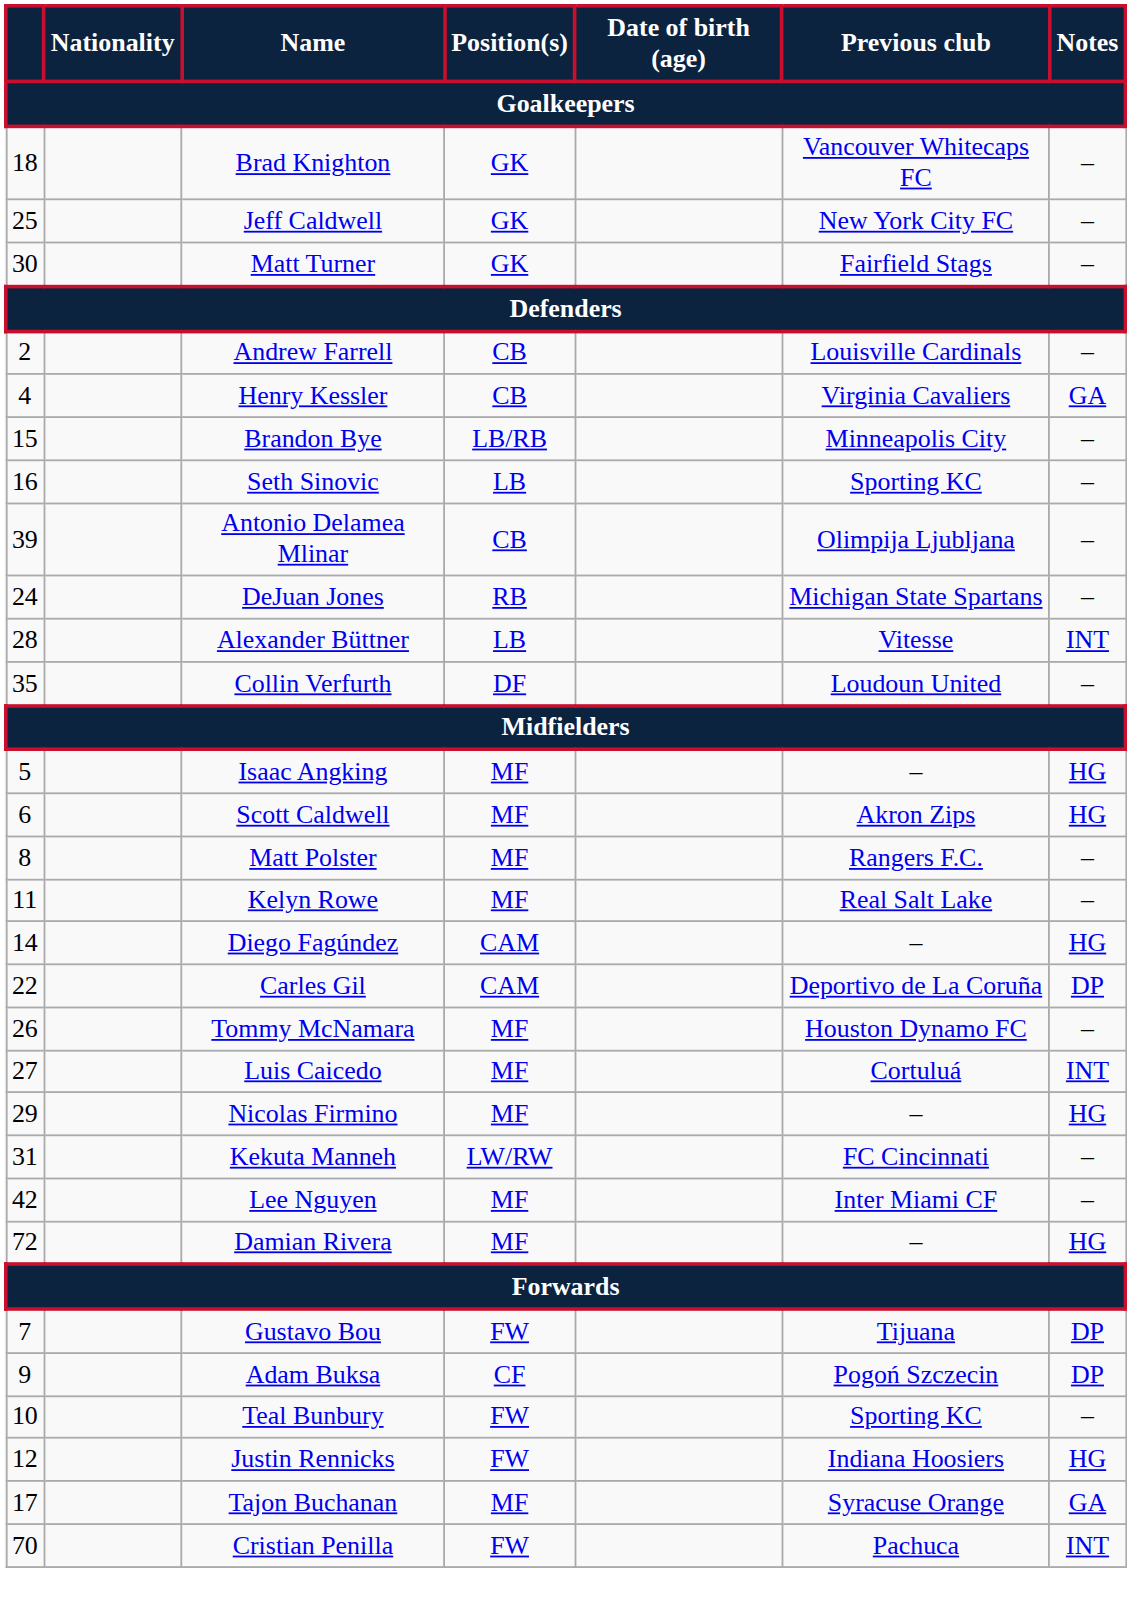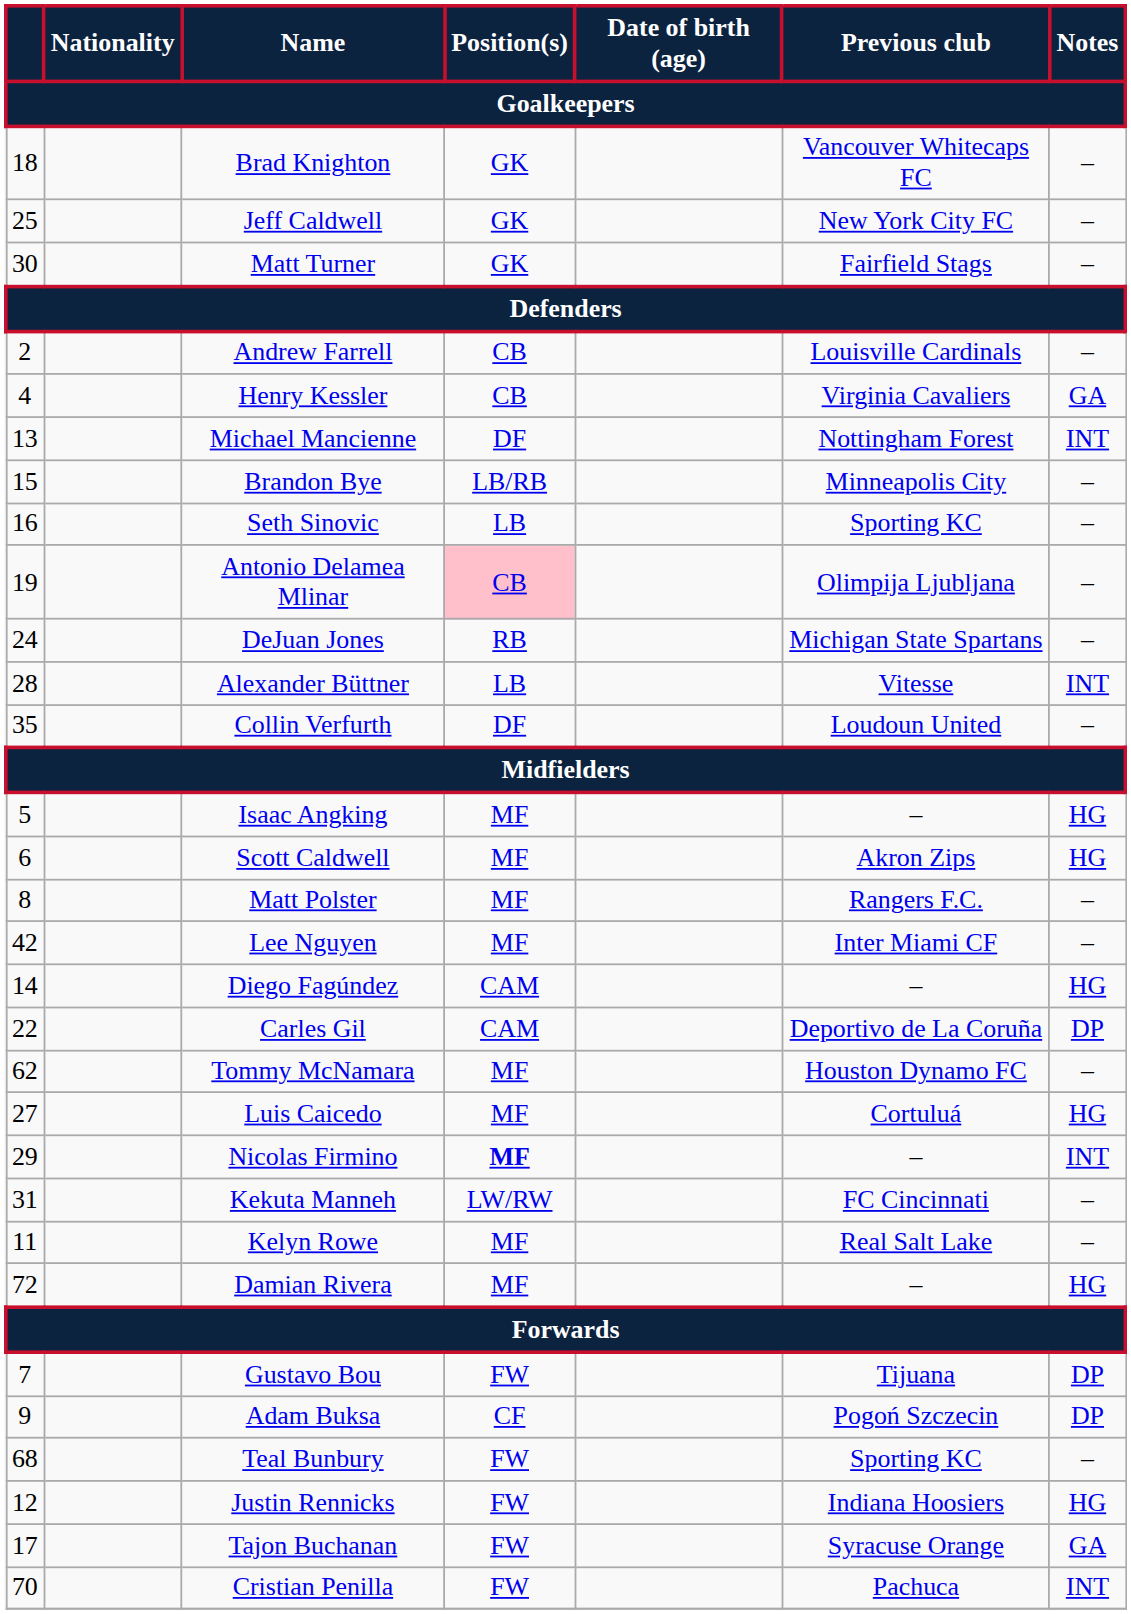+ row: (313, 438)
(25, 539) 39 -> (25, 582) 19
(510, 539) no background -> (510, 582) pink background
rows swapped: (313, 900) <-> (313, 1199)
(25, 1028) 26 -> (25, 1071) 62
(1087, 1071) INT -> (1087, 1113) HG
(510, 1113) normal -> (510, 1156) bold
(1087, 1113) HG -> (1087, 1156) INT
(25, 1416) 10 -> (25, 1459) 68
(510, 1502) MF -> (510, 1545) FW
